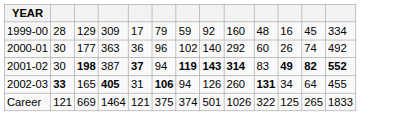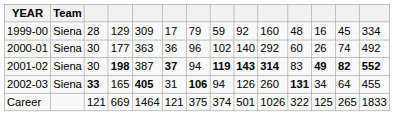+ column: (68, 13)
